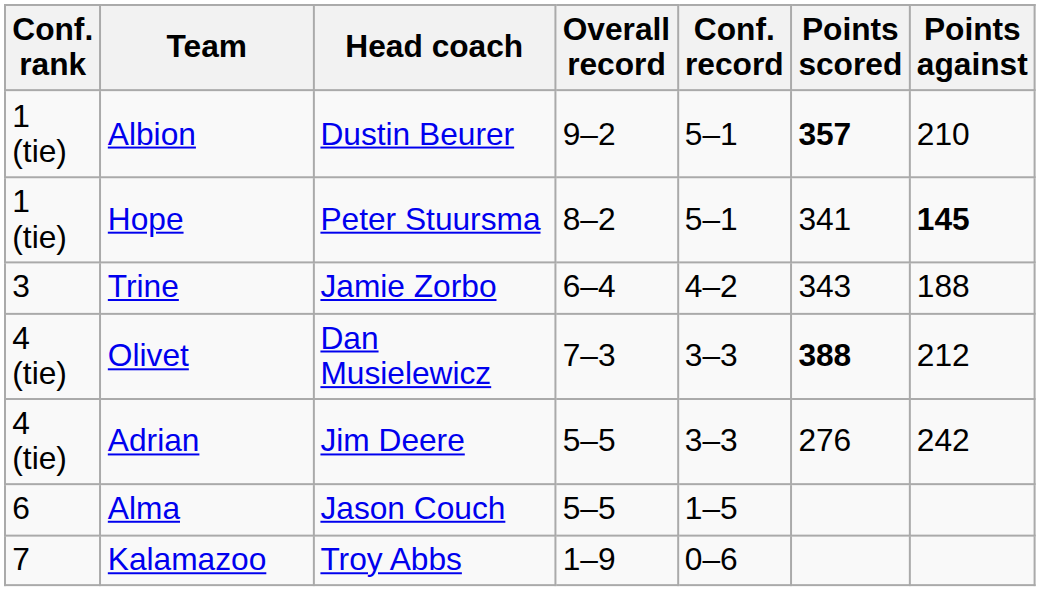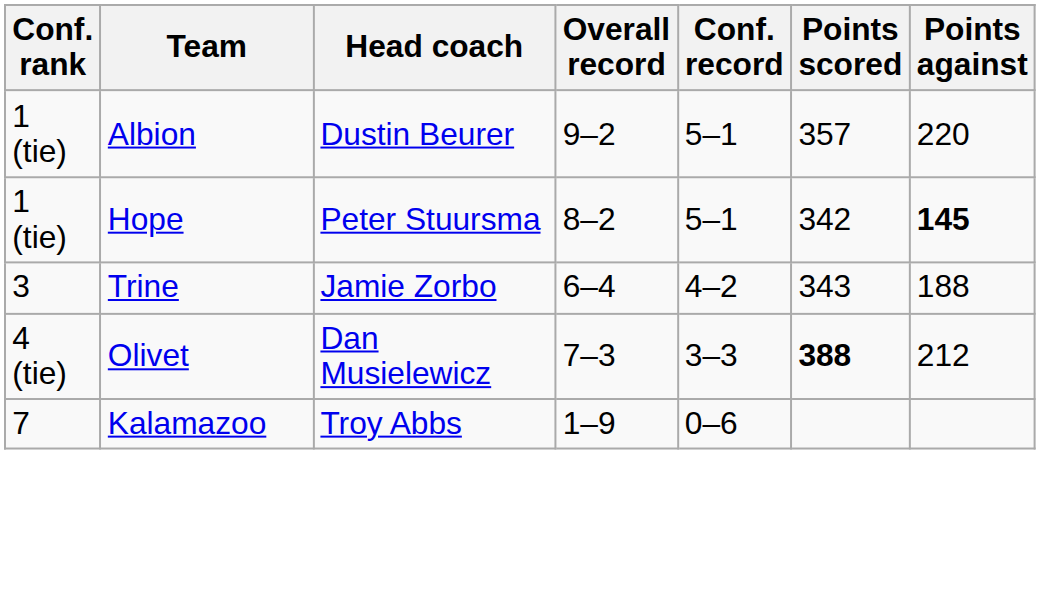(825, 133) bold -> (825, 133) normal
(943, 133) 210 -> (943, 133) 220
(825, 219) 341 -> (825, 219) 342
- row: (154, 441)
- row: (144, 509)
